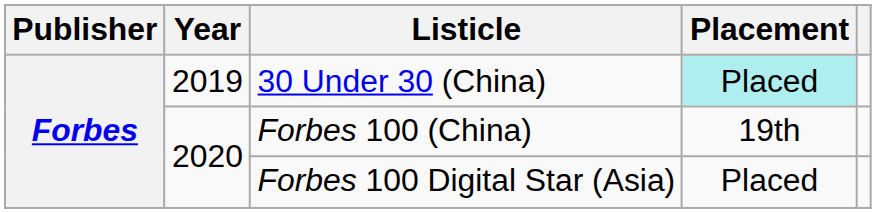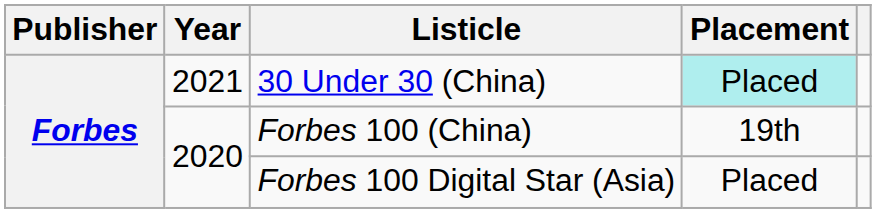(208, 80) 2019 -> (208, 80) 2021
